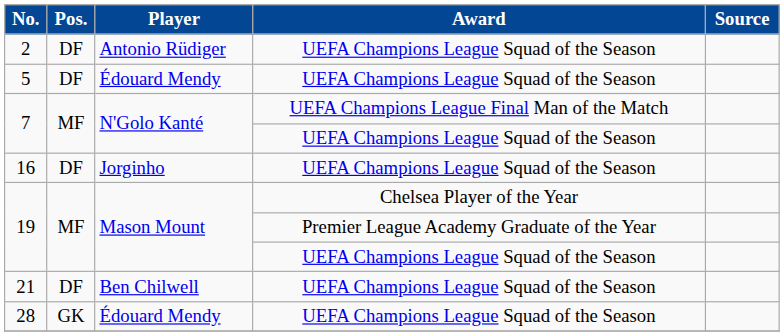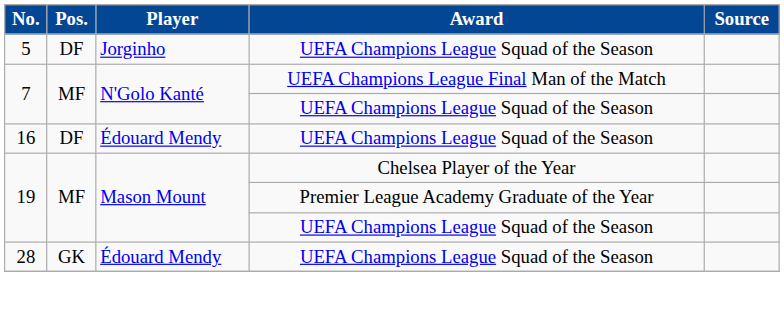- row: (26, 49)
(160, 78) Édouard Mendy -> (133, 49) Jorginho
(132, 167) Jorginho -> (161, 138) Édouard Mendy
- row: (26, 286)
